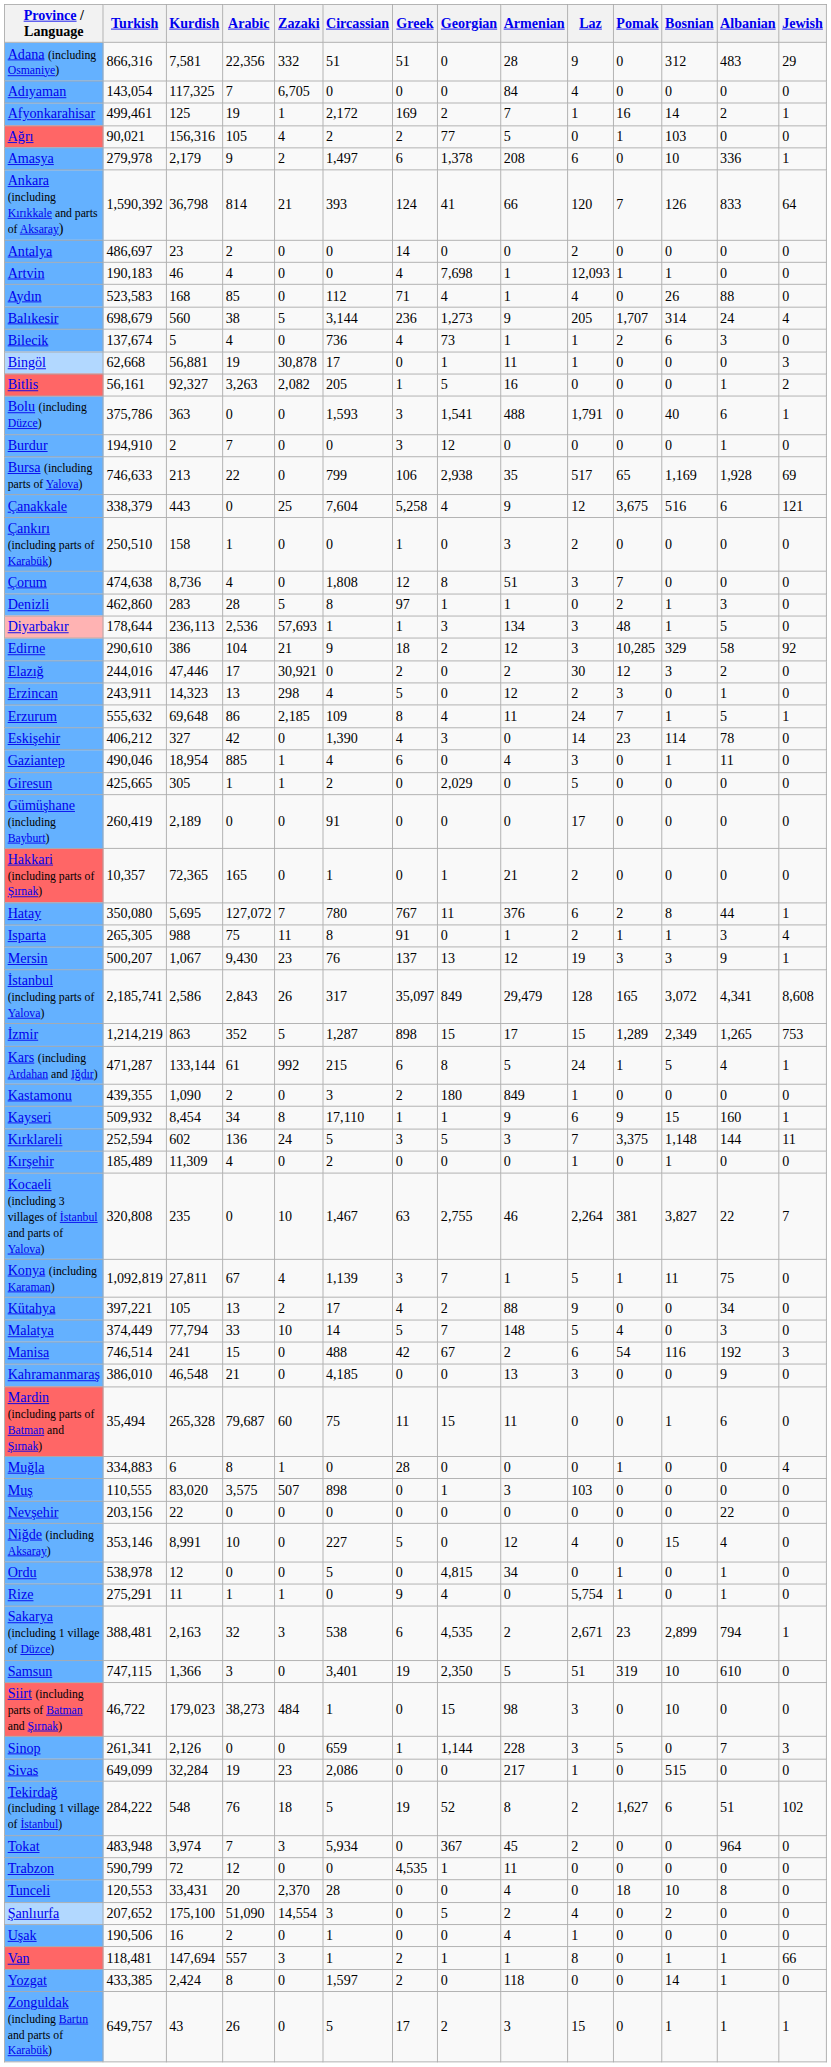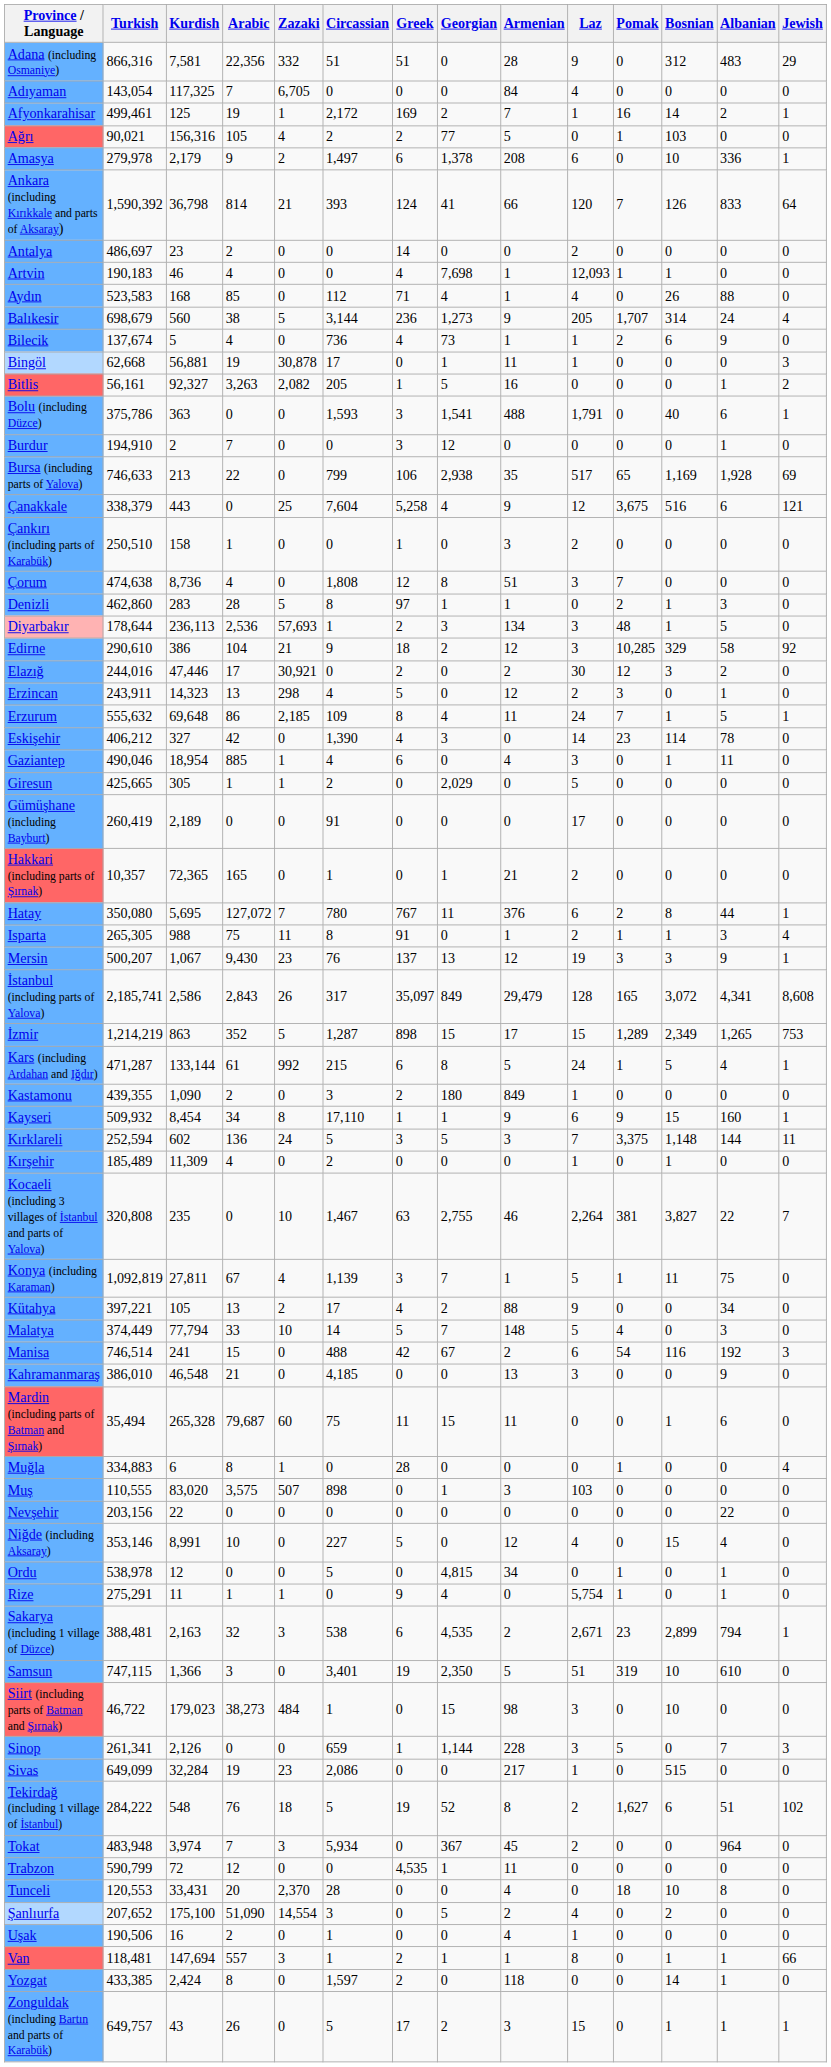(724, 340) 3 -> (724, 340) 9
(399, 627) 1 -> (399, 627) 2
